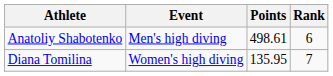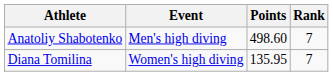(268, 38) 498.61 -> (268, 38) 498.60
(309, 38) 6 -> (309, 38) 7
